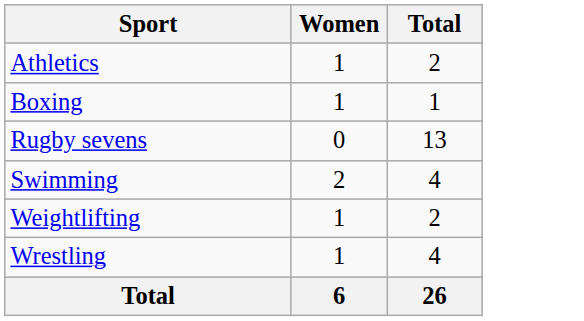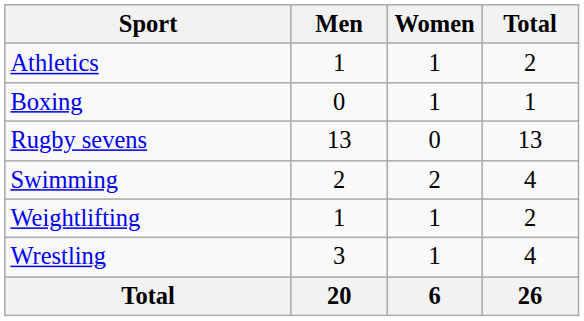+ column: (339, 23)
